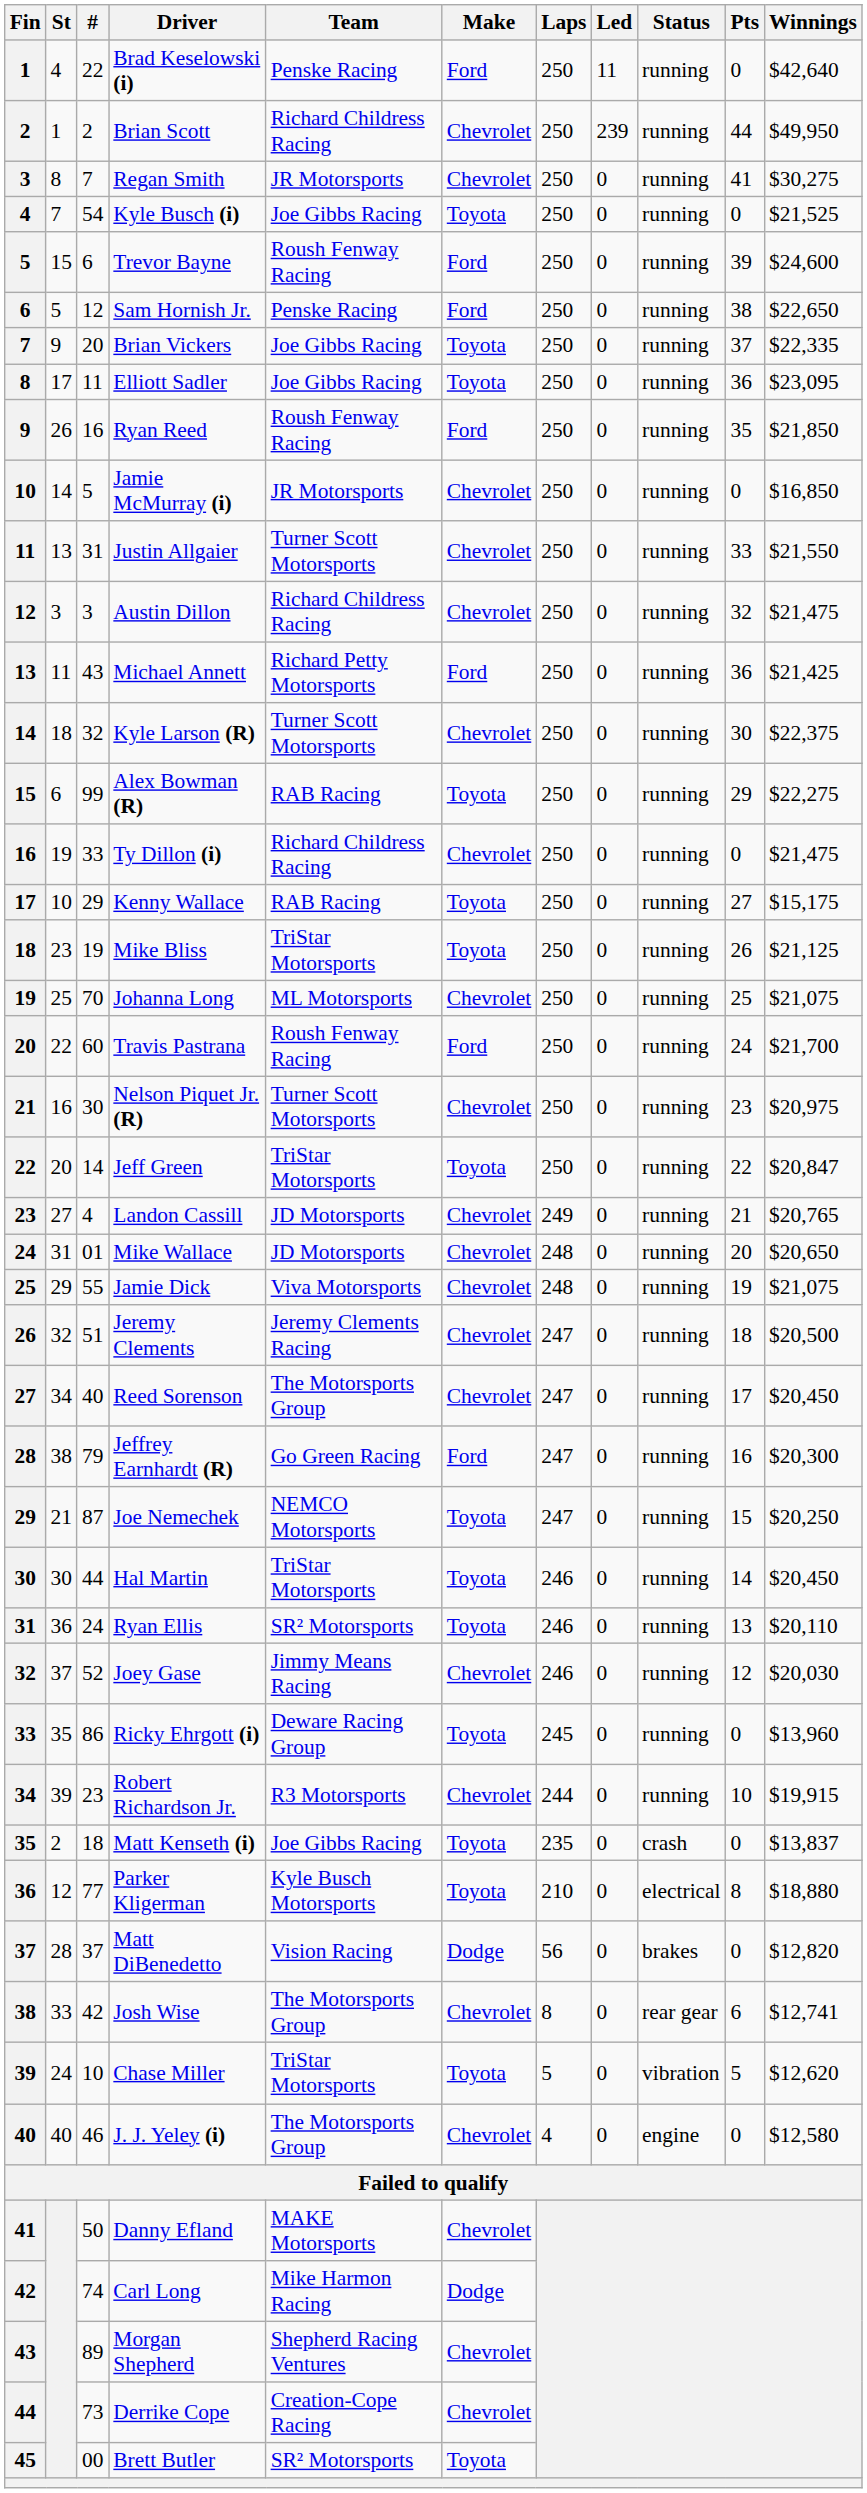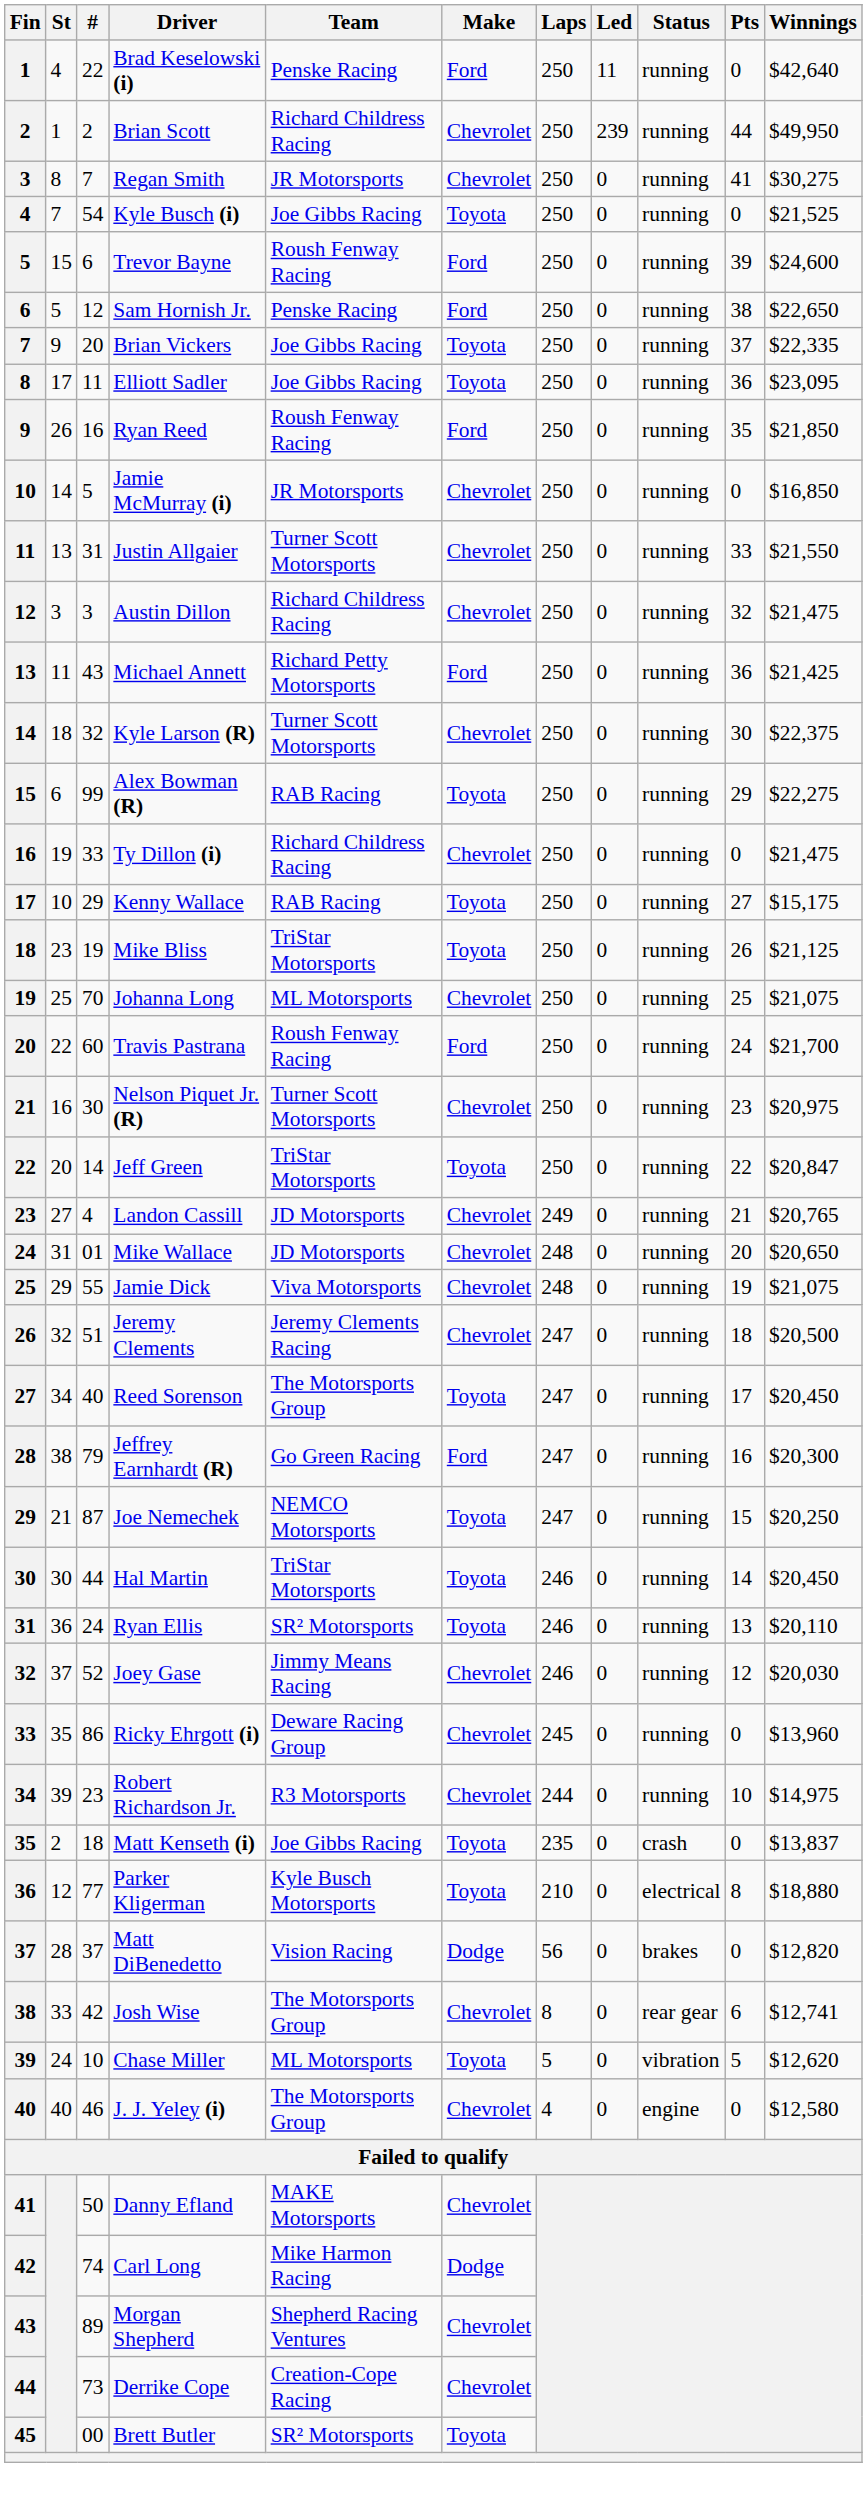(489, 1395) Chevrolet -> (476, 1395) Toyota
(476, 1734) Toyota -> (489, 1734) Chevrolet
(804, 1794) $19,915 -> (804, 1794) $14,975
(323, 2073) TriStar Motorsports -> (341, 2060) ML Motorsports
